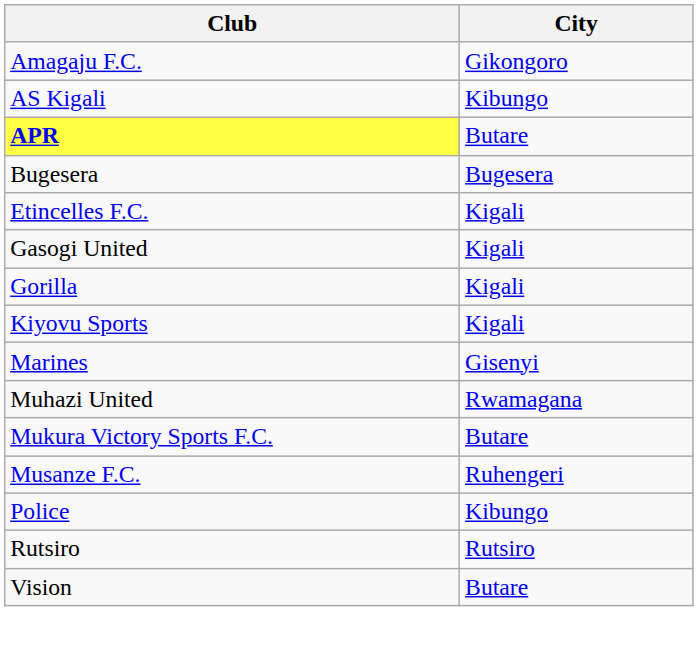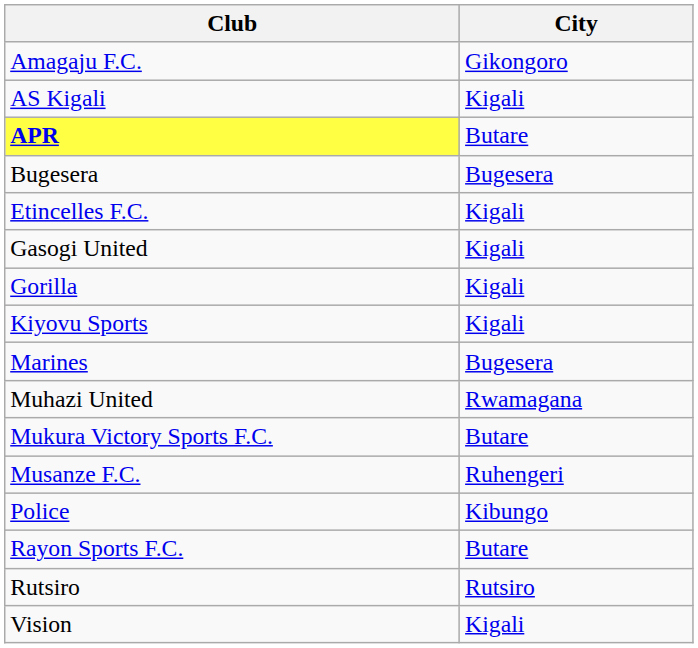(507, 98) Kibungo -> (495, 98) Kigali
(502, 361) Gisenyi -> (509, 361) Bugesera
+ row: (97, 549)
(497, 586) Butare -> (495, 624) Kigali
